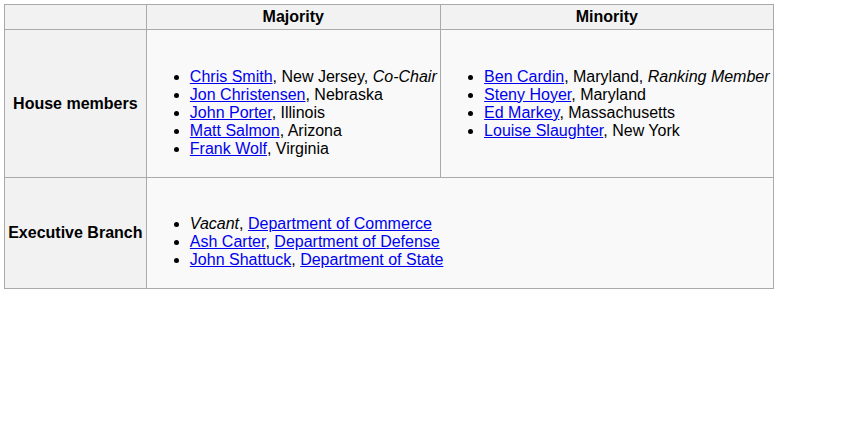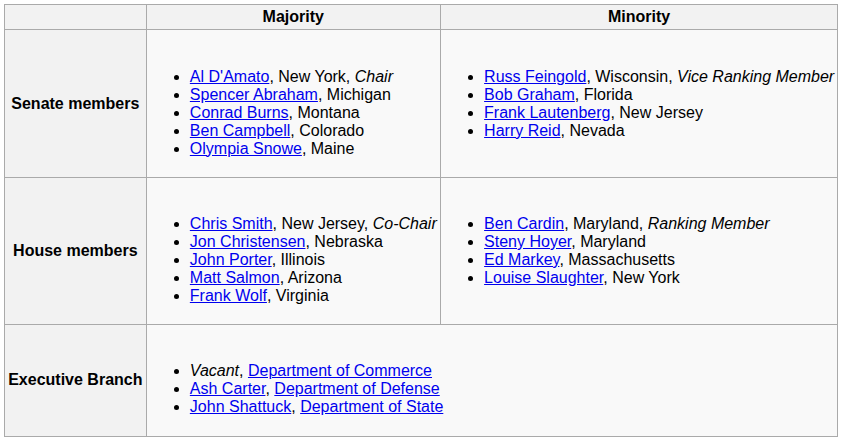+ row: (75, 103)
